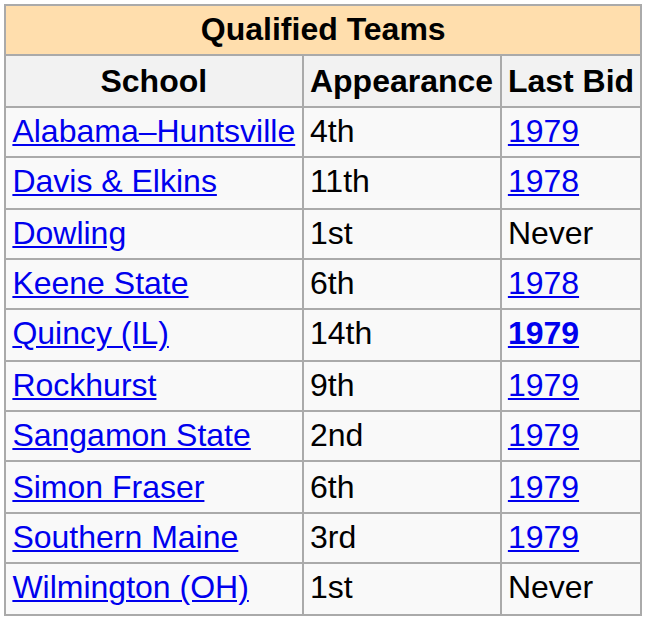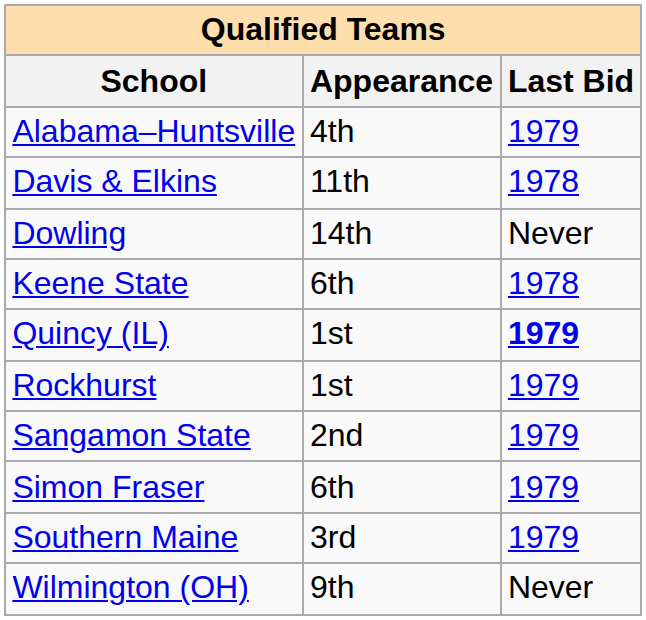(331, 232) 1st -> (341, 232) 14th
(341, 334) 14th -> (331, 334) 1st
(332, 385) 9th -> (331, 385) 1st
(331, 588) 1st -> (332, 588) 9th
